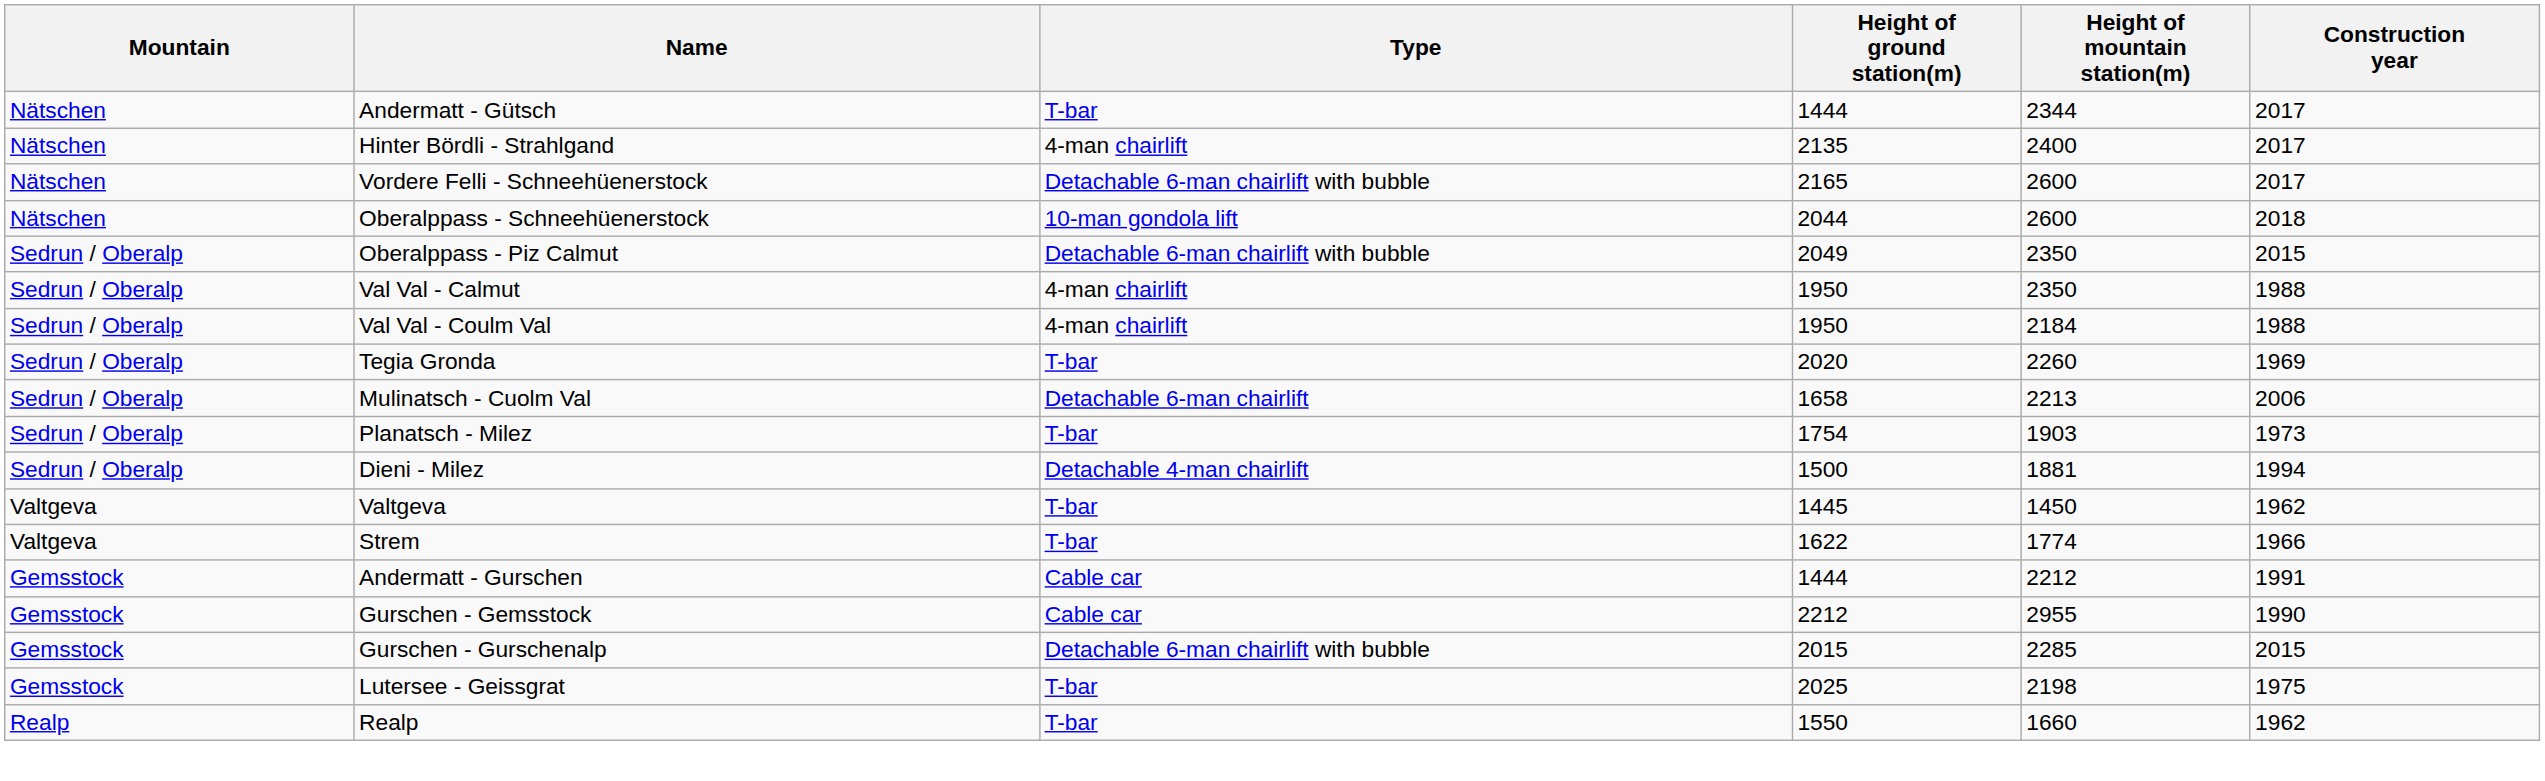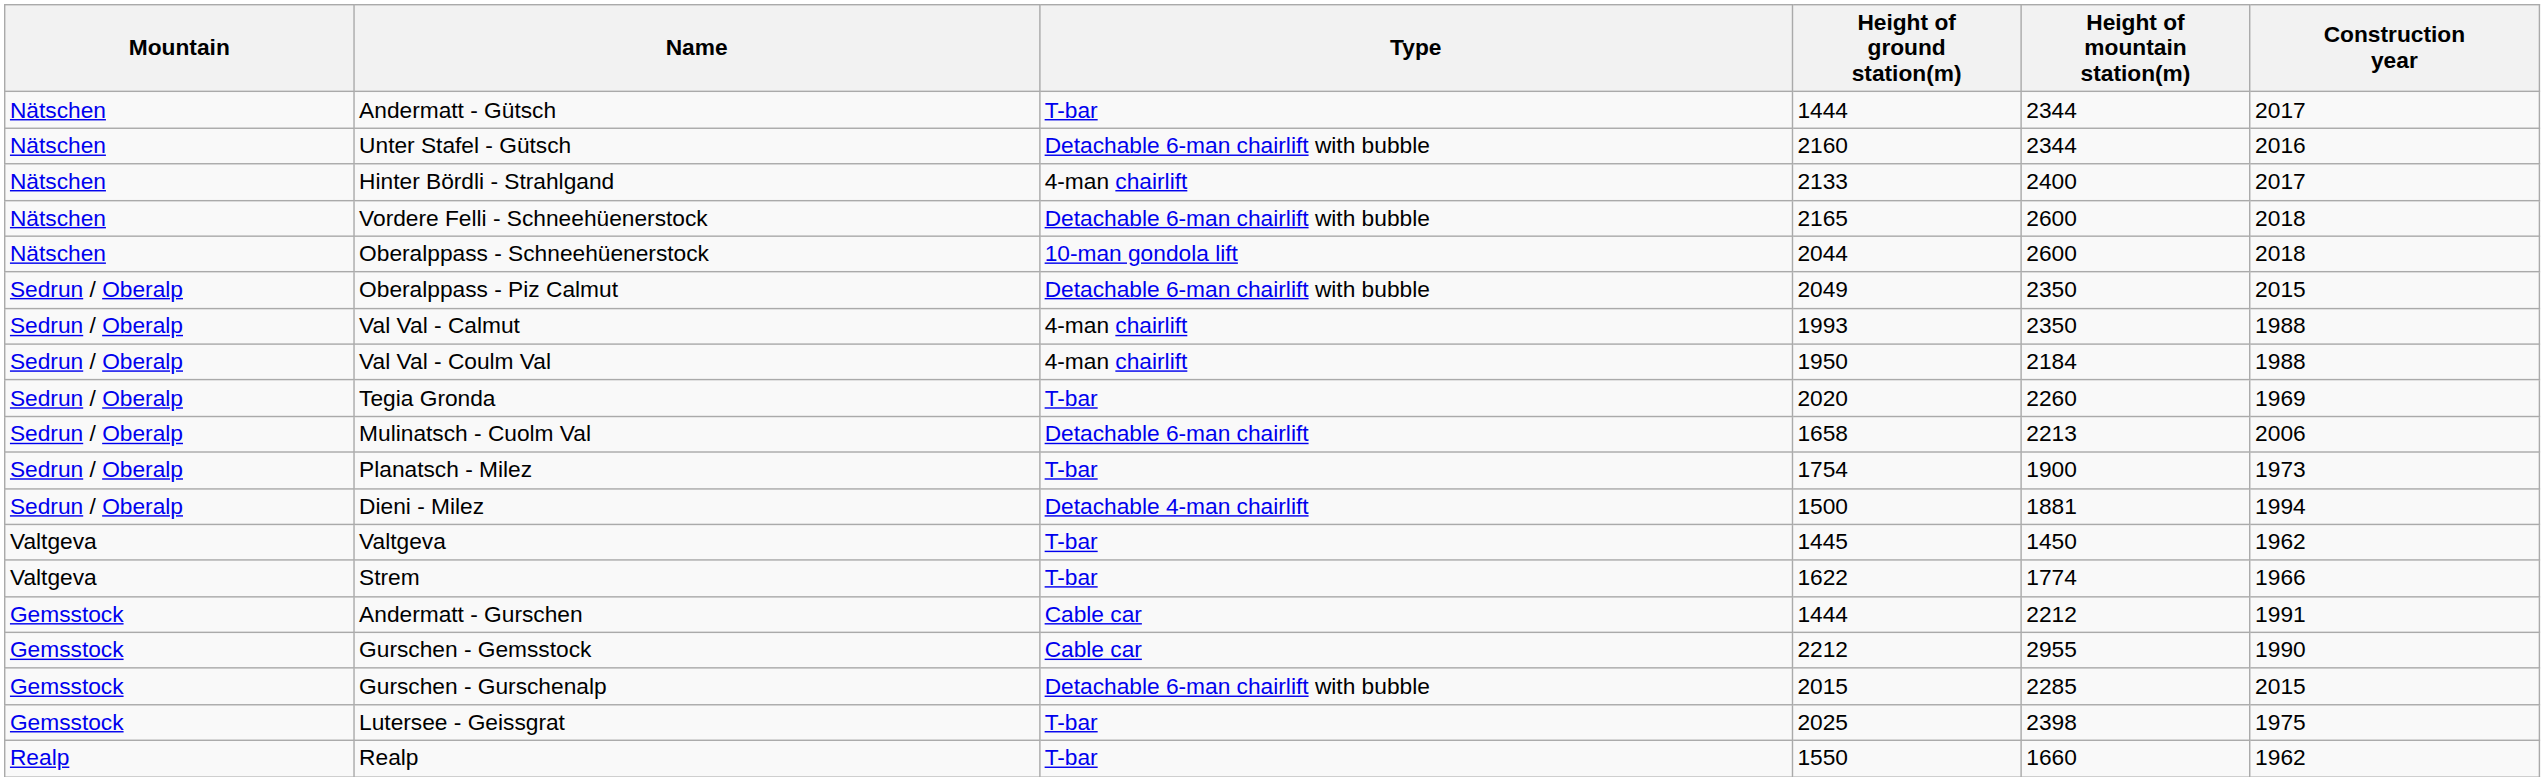+ row: (465, 145)
(1823, 145) 2135 -> (1823, 181) 2133
(2280, 181) 2017 -> (2280, 217) 2018
(1823, 289) 1950 -> (1823, 325) 1993
(2052, 433) 1903 -> (2052, 469) 1900
(2052, 686) 2198 -> (2052, 722) 2398
